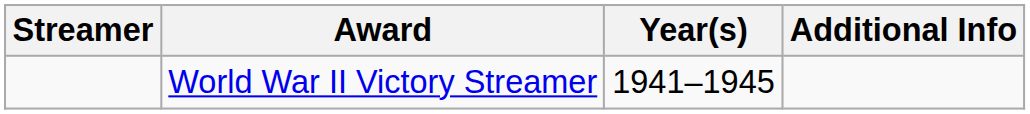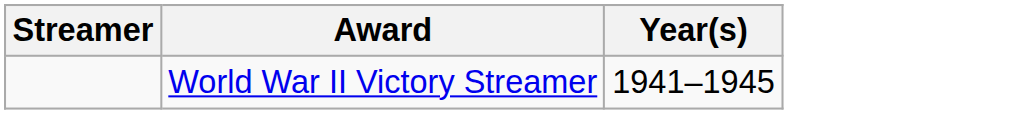- column: (903, 30)
